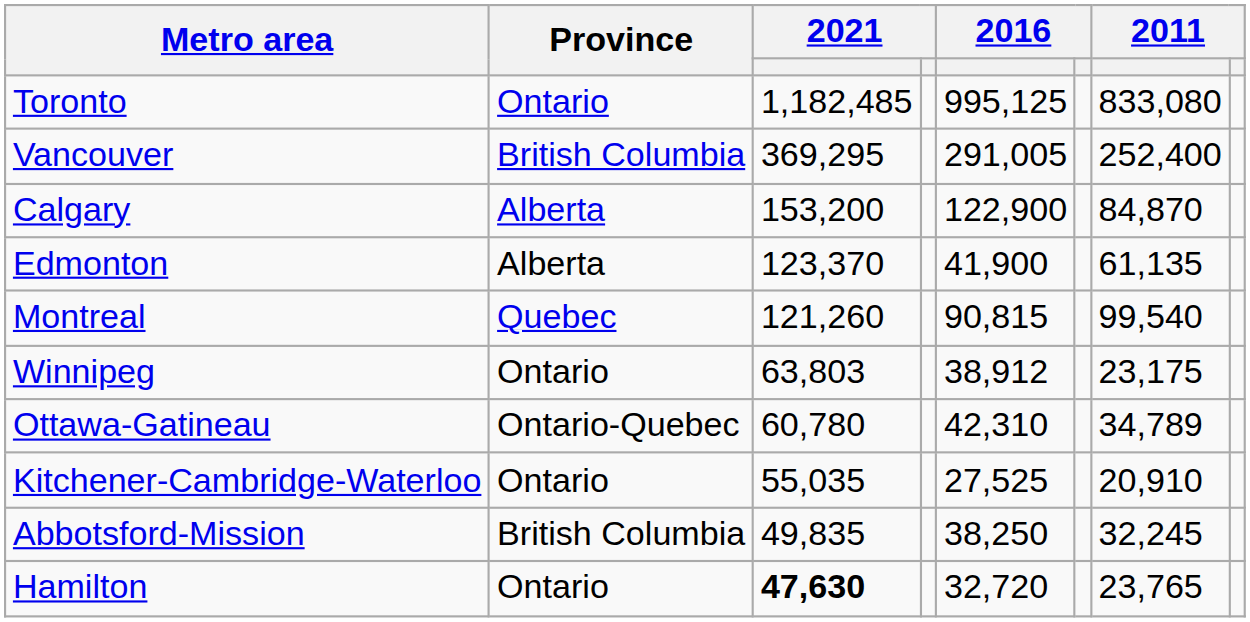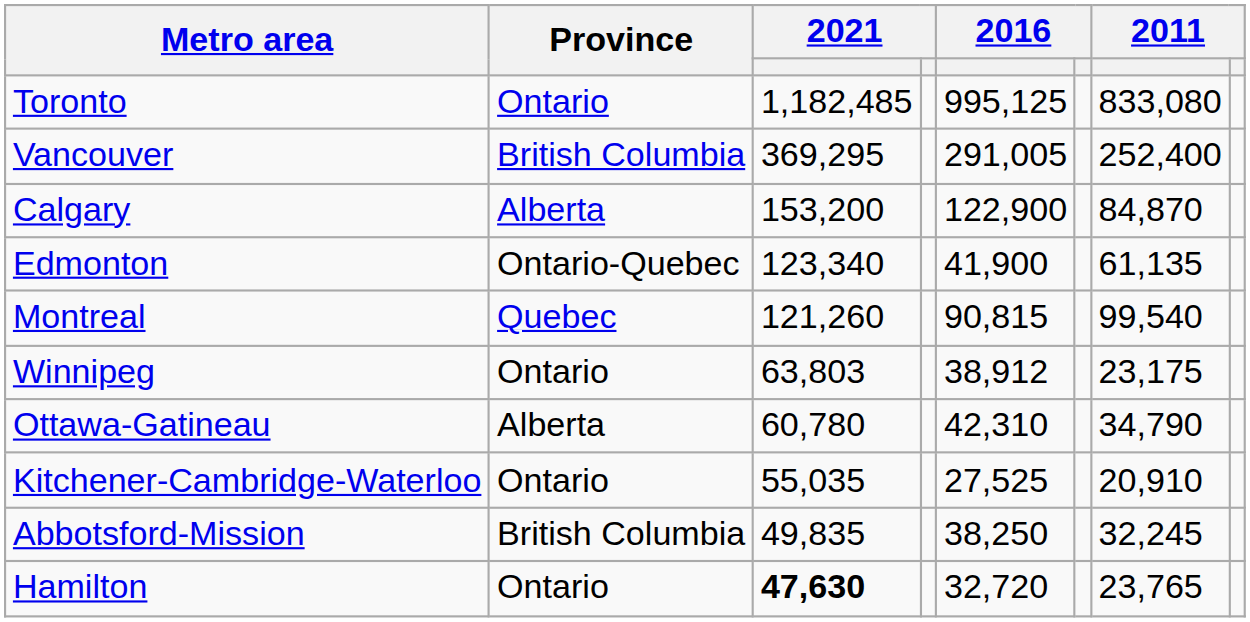(551, 263) Alberta -> (618, 263) Ontario-Quebec
(823, 263) 123,370 -> (823, 263) 123,340
(618, 425) Ontario-Quebec -> (551, 425) Alberta
(1151, 425) 34,789 -> (1151, 425) 34,790
